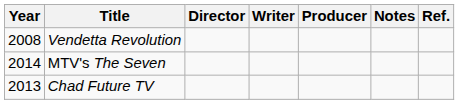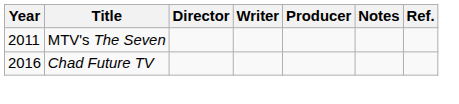- row: (115, 39)
(24, 63) 2014 -> (24, 39) 2011
(24, 87) 2013 -> (24, 63) 2016
